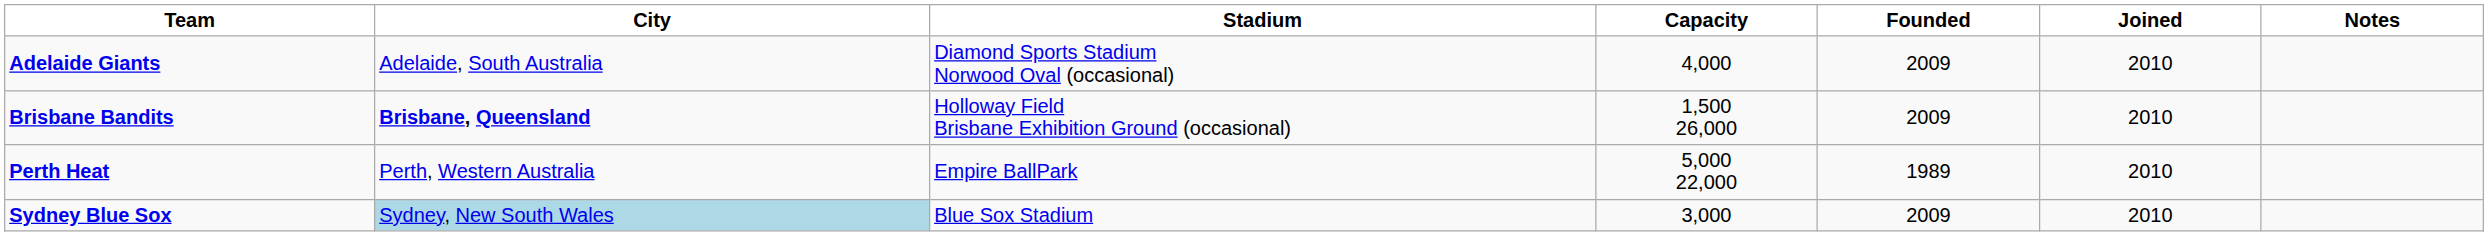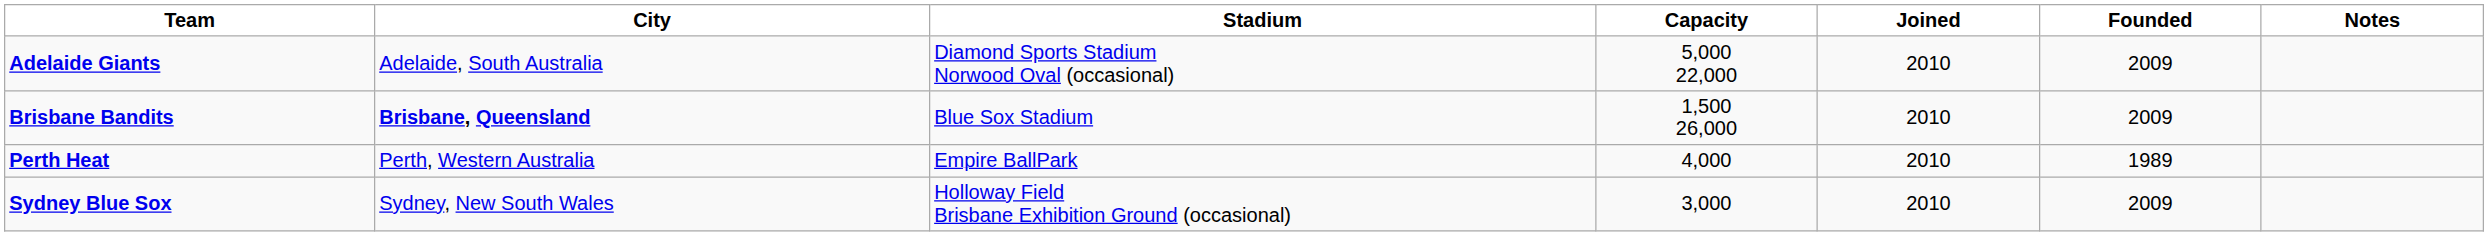columns swapped: (1928, 20) <-> (2150, 20)
(1706, 63) 4,000 -> (1706, 63) 5,000 22,000
(1113, 117) Holloway Field Brisbane Exhibition Ground (occasional) -> (1014, 117) Blue Sox Stadium
(1706, 171) 5,000 22,000 -> (1706, 160) 4,000
(496, 214) lightblue background -> (496, 203) no background
(1014, 214) Blue Sox Stadium -> (1113, 203) Holloway Field Brisbane Exhibition Ground (occasional)
